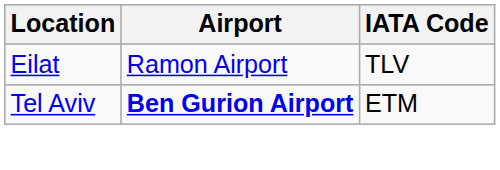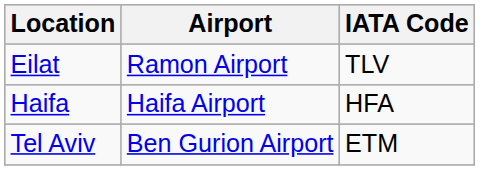+ row: (40, 104)
(240, 104) bold -> (230, 143) normal
